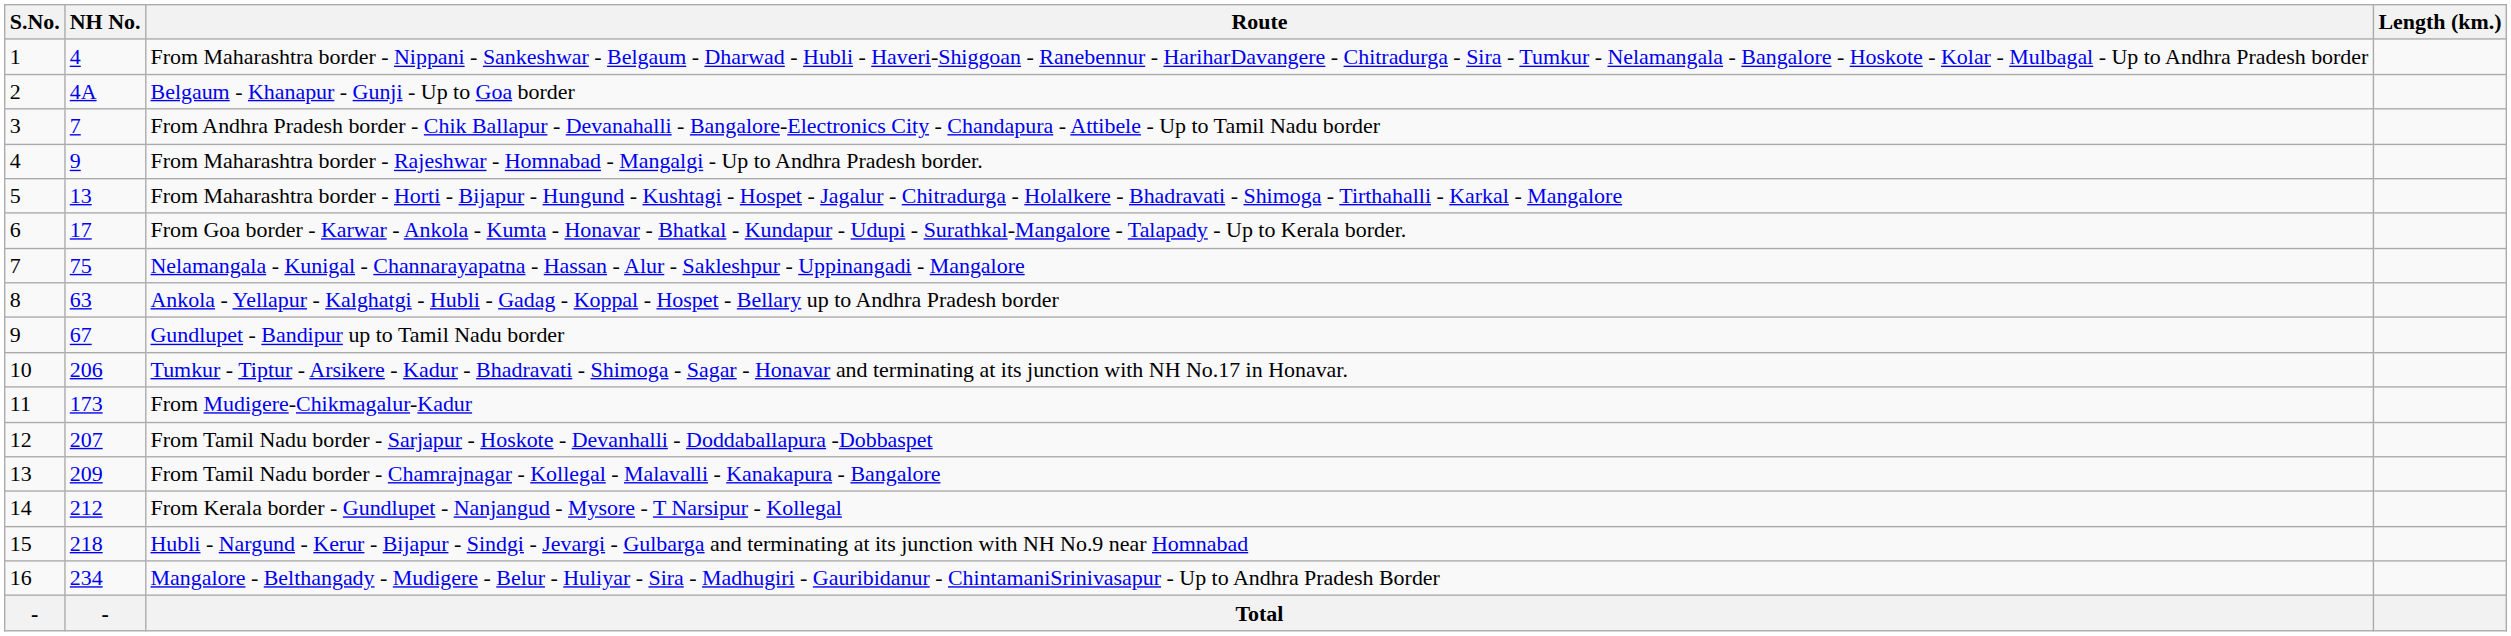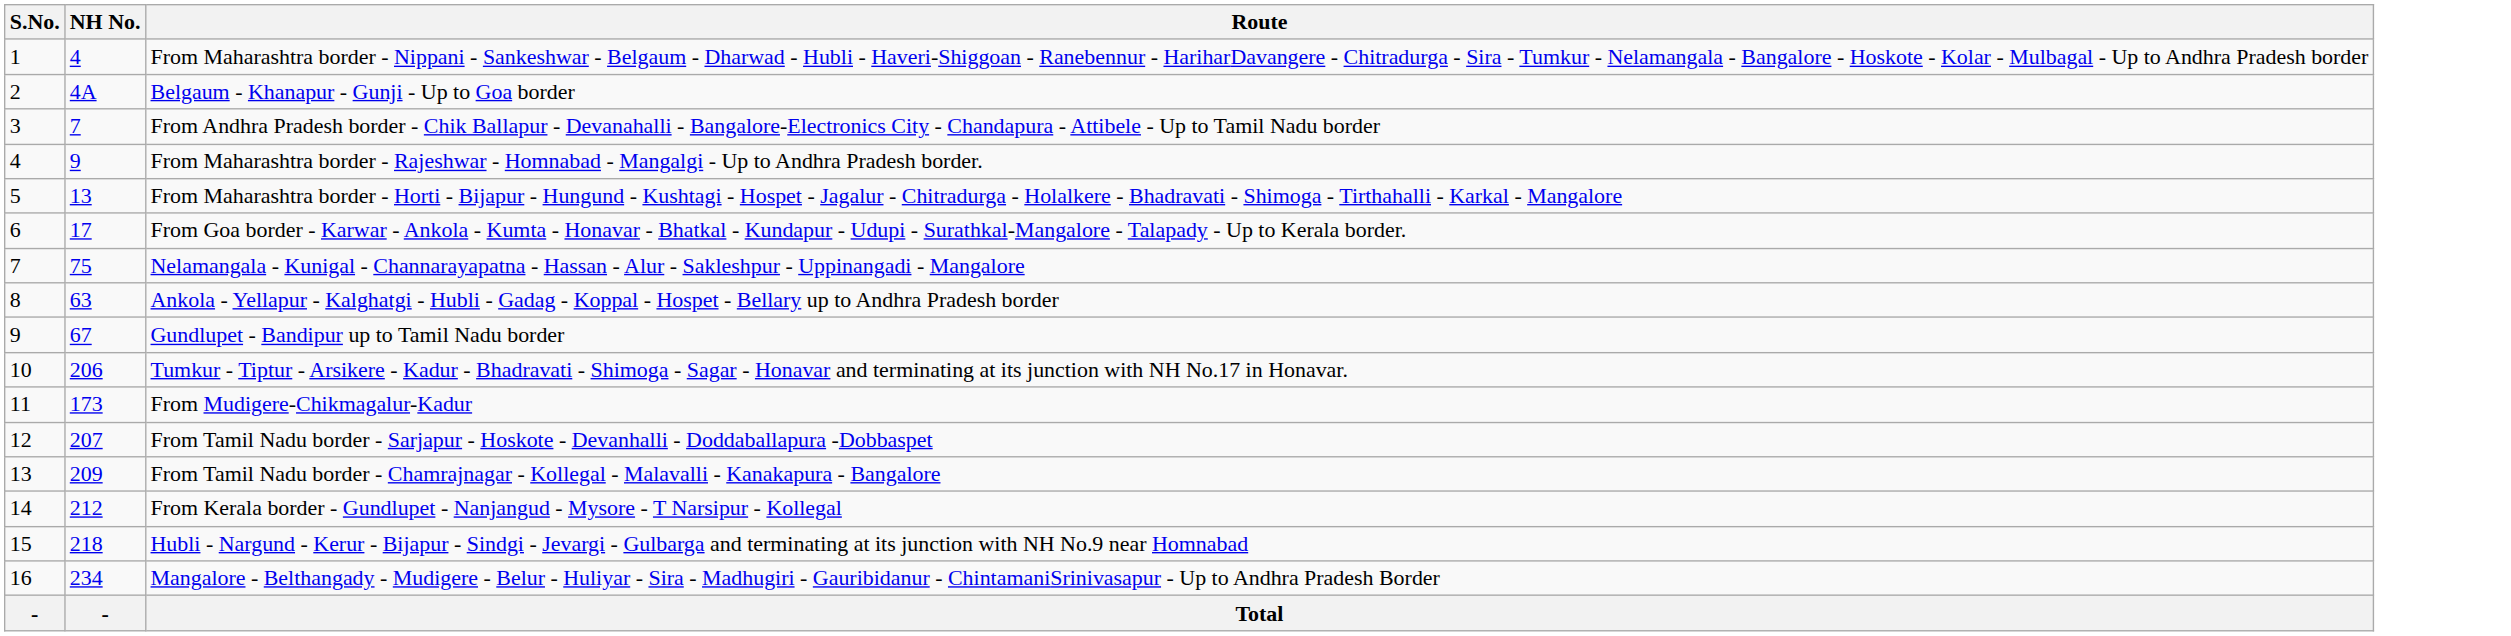- column: (2440, 21)
